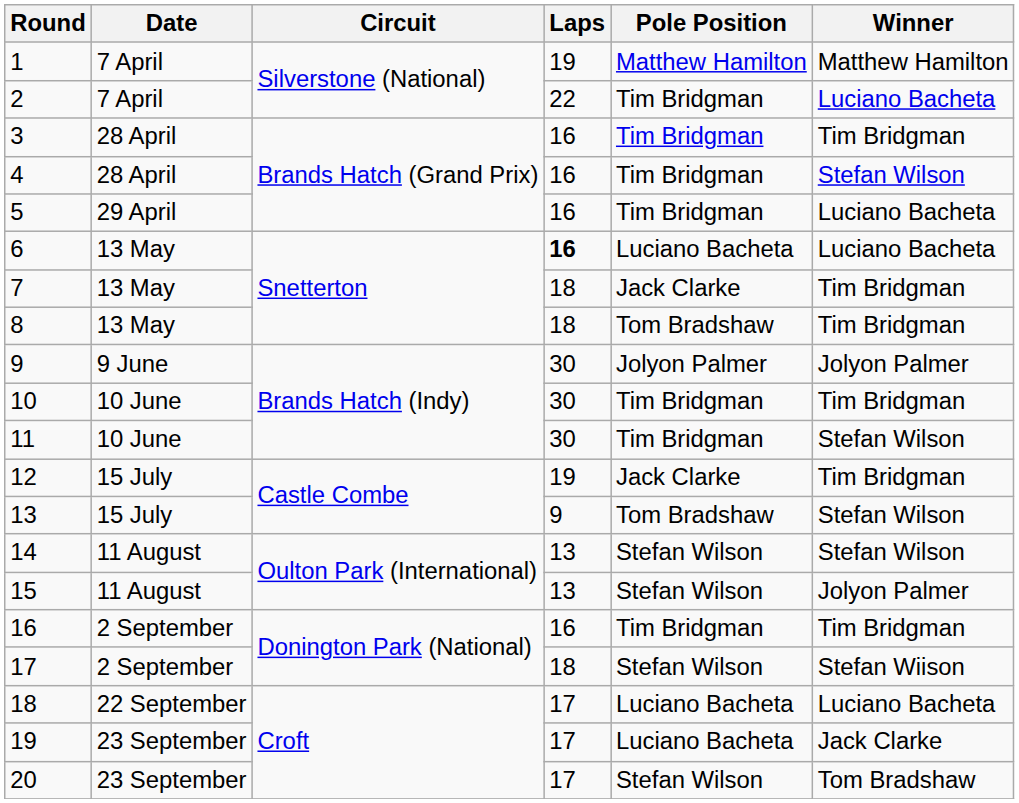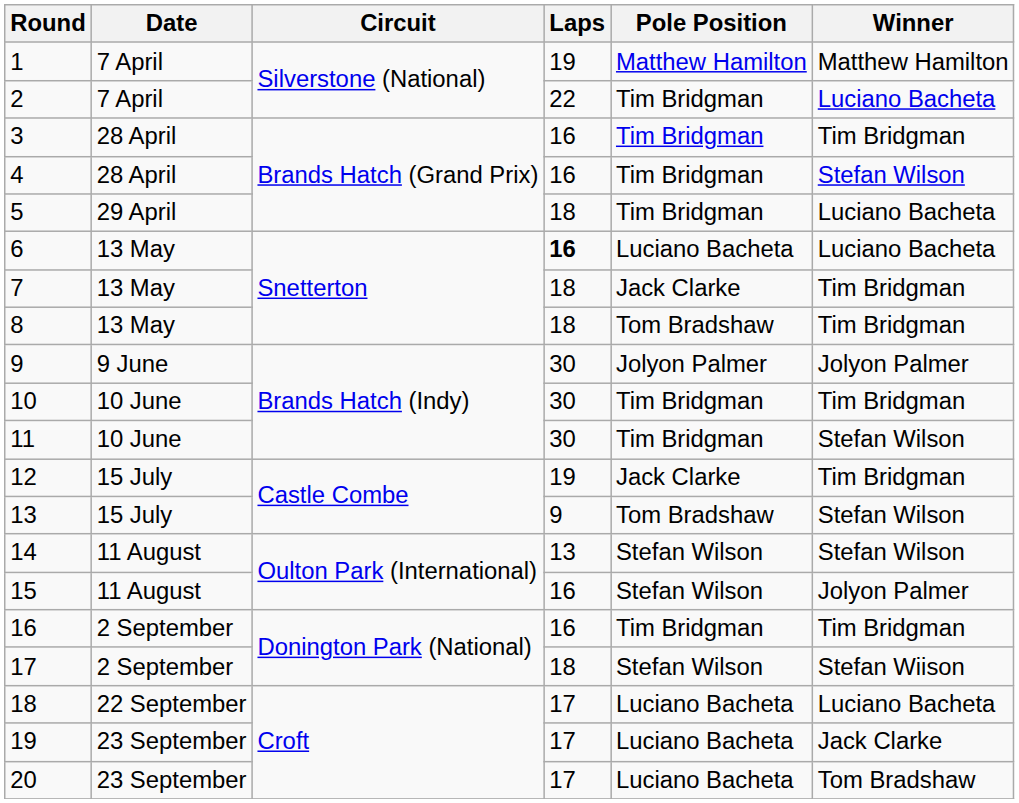(563, 212) 16 -> (563, 212) 18
(563, 590) 13 -> (563, 590) 16
(690, 779) Stefan Wilson -> (705, 779) Luciano Bacheta
